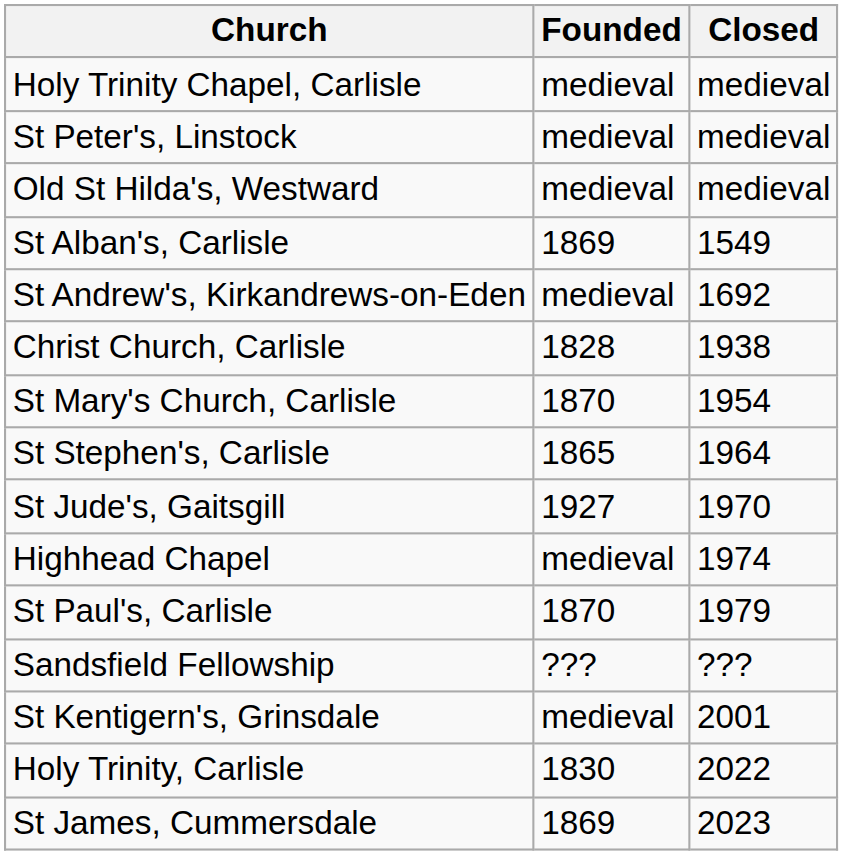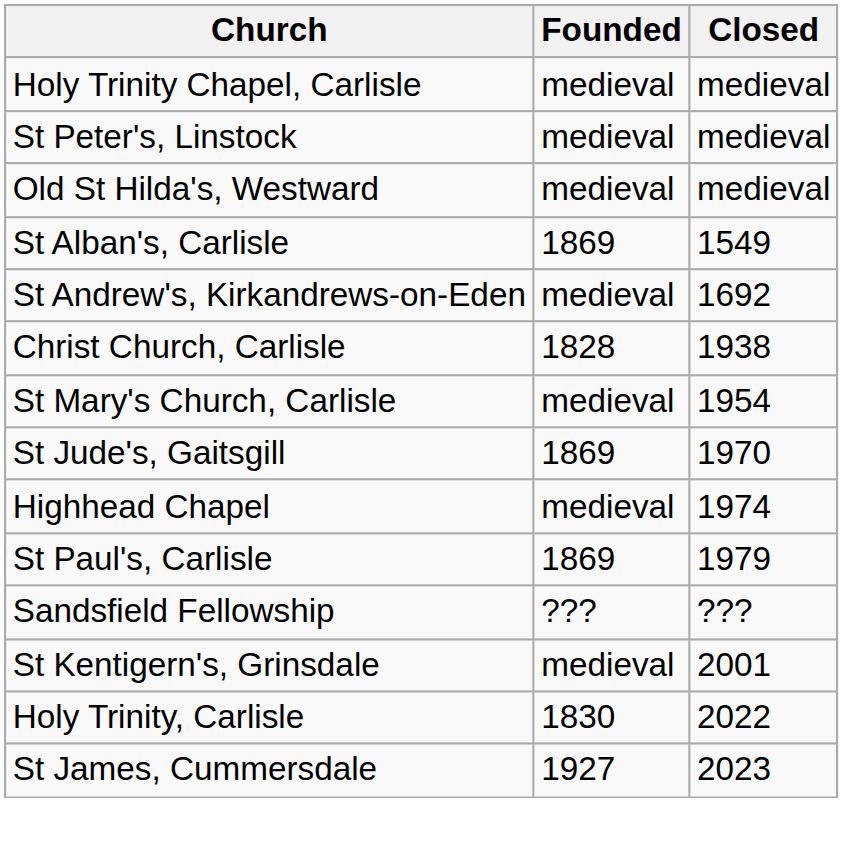(578, 400) 1870 -> (608, 400) medieval
- row: (171, 453)
(578, 505) 1927 -> (578, 453) 1869
(578, 611) 1870 -> (578, 558) 1869
(578, 822) 1869 -> (578, 769) 1927
